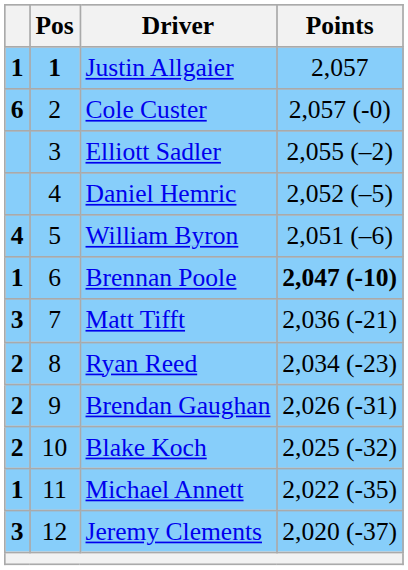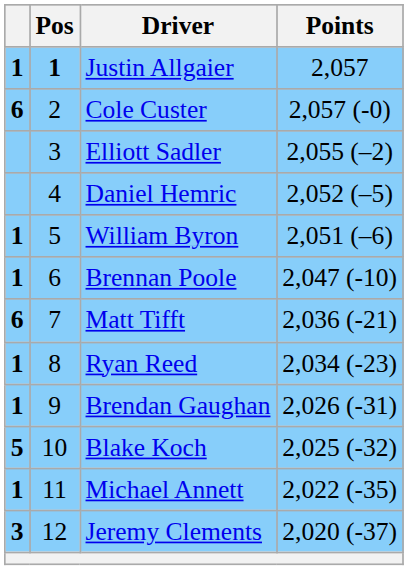(17, 236) 4 -> (17, 236) 1
(340, 278) bold -> (340, 278) normal
(17, 320) 3 -> (17, 320) 6
(17, 362) 2 -> (17, 362) 1
(17, 404) 2 -> (17, 404) 1
(17, 446) 2 -> (17, 446) 5
